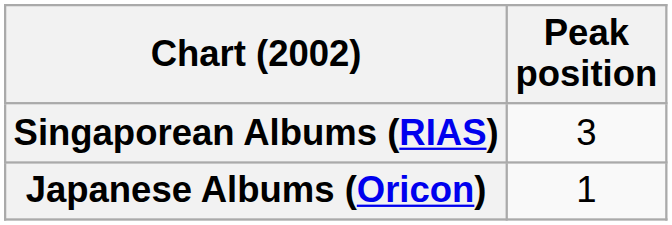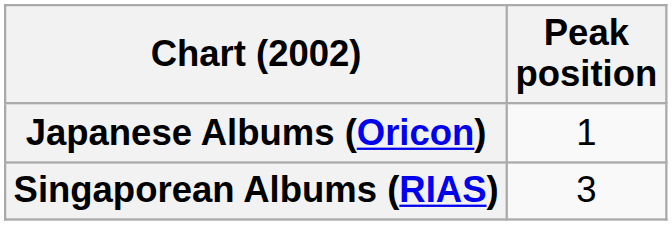rows swapped: (256, 190) <-> (256, 132)
